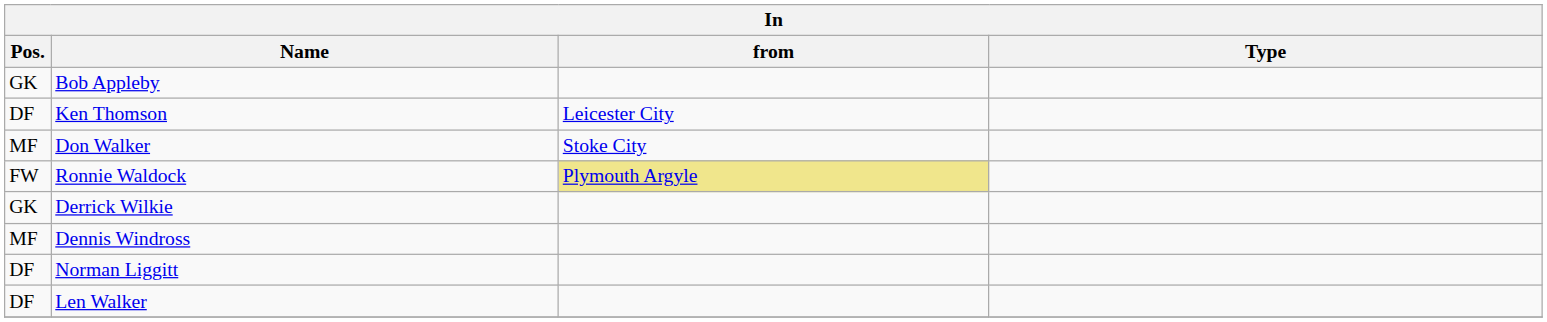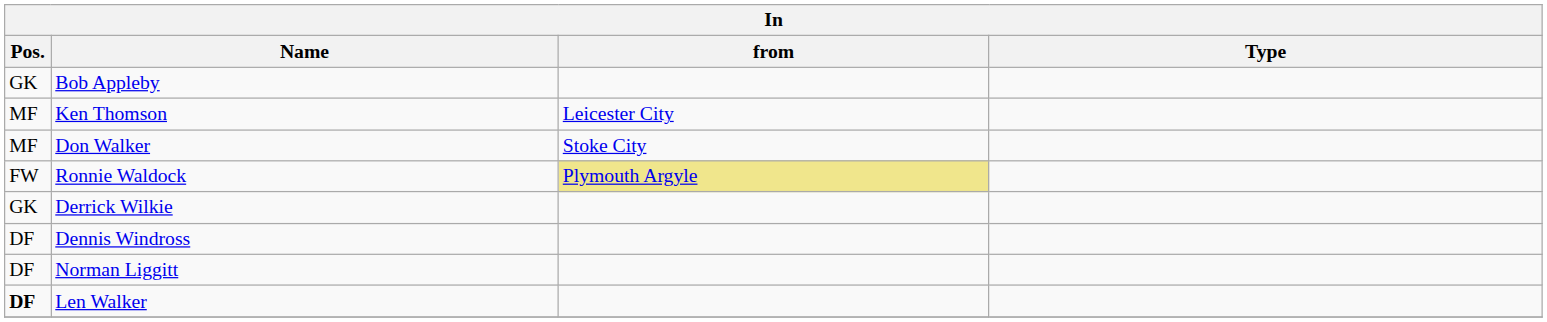(22, 113) DF -> (23, 113) MF
(23, 238) MF -> (22, 238) DF
(22, 301) normal -> (22, 301) bold
